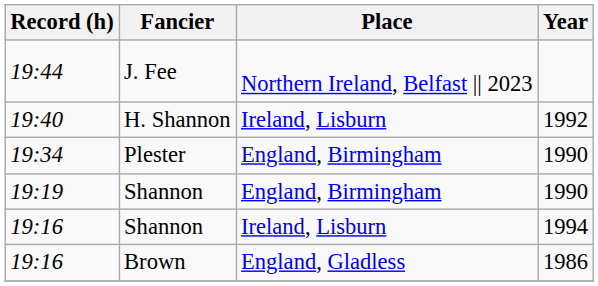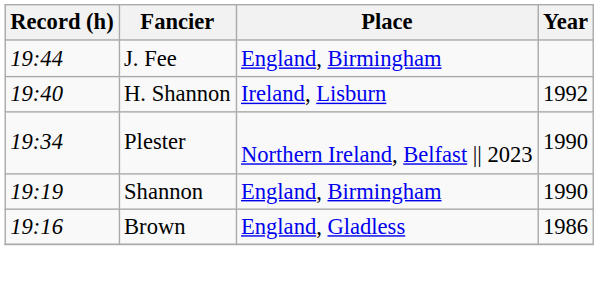(387, 83) Northern Ireland, Belfast || 2023 -> (341, 58) England, Birmingham
(341, 155) England, Birmingham -> (387, 155) Northern Ireland, Belfast || 2023
- row: (37, 226)
